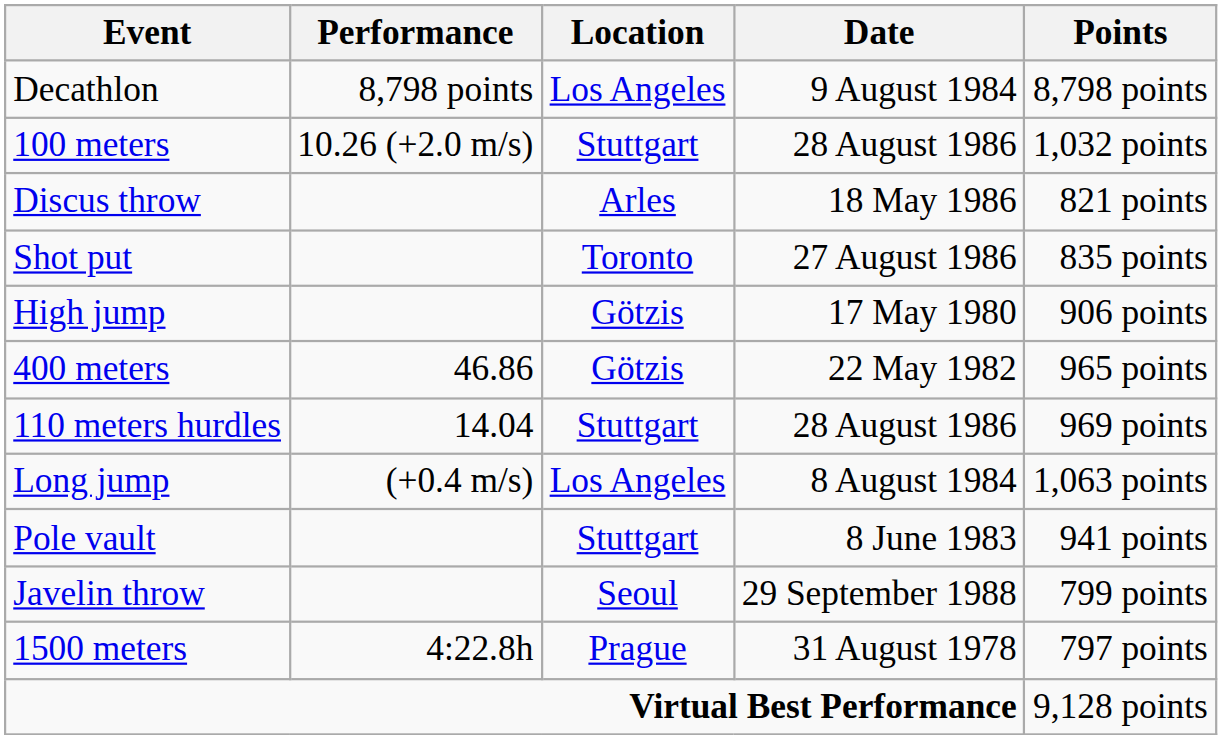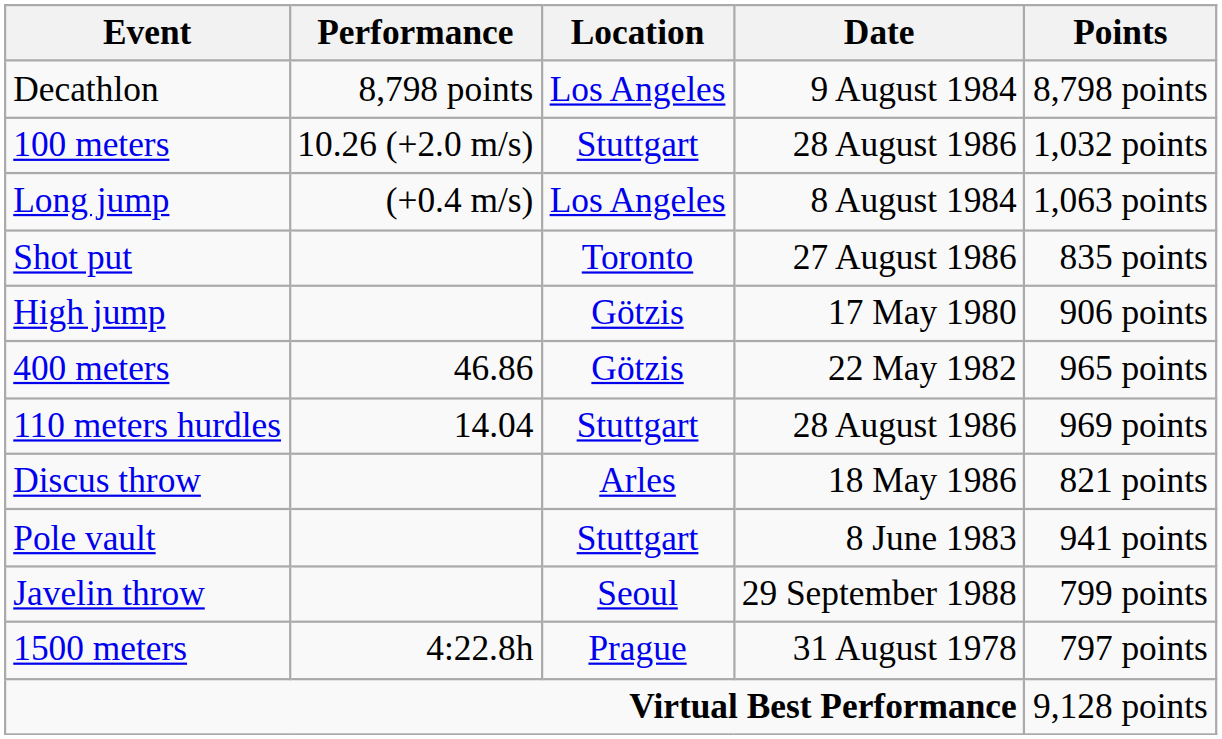rows swapped: (91, 481) <-> (107, 200)
